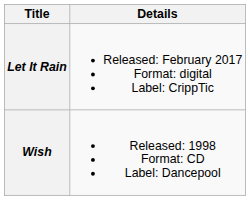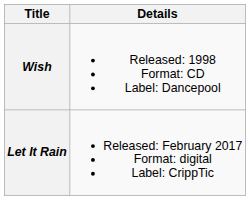rows swapped: (37, 152) <-> (37, 66)
